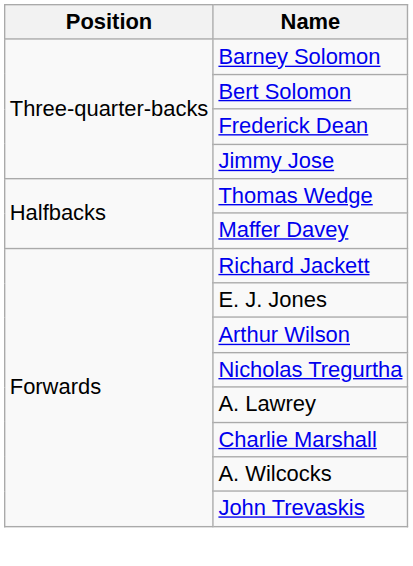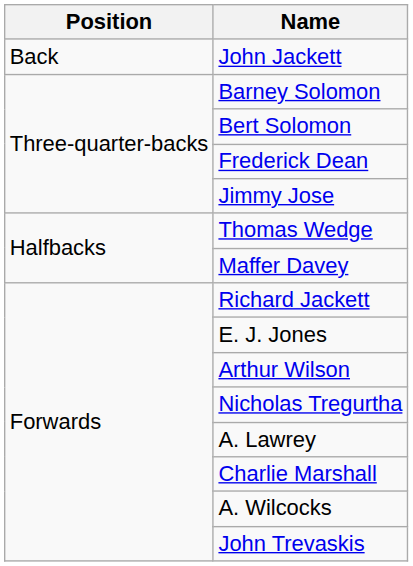+ row: (280, 56)
